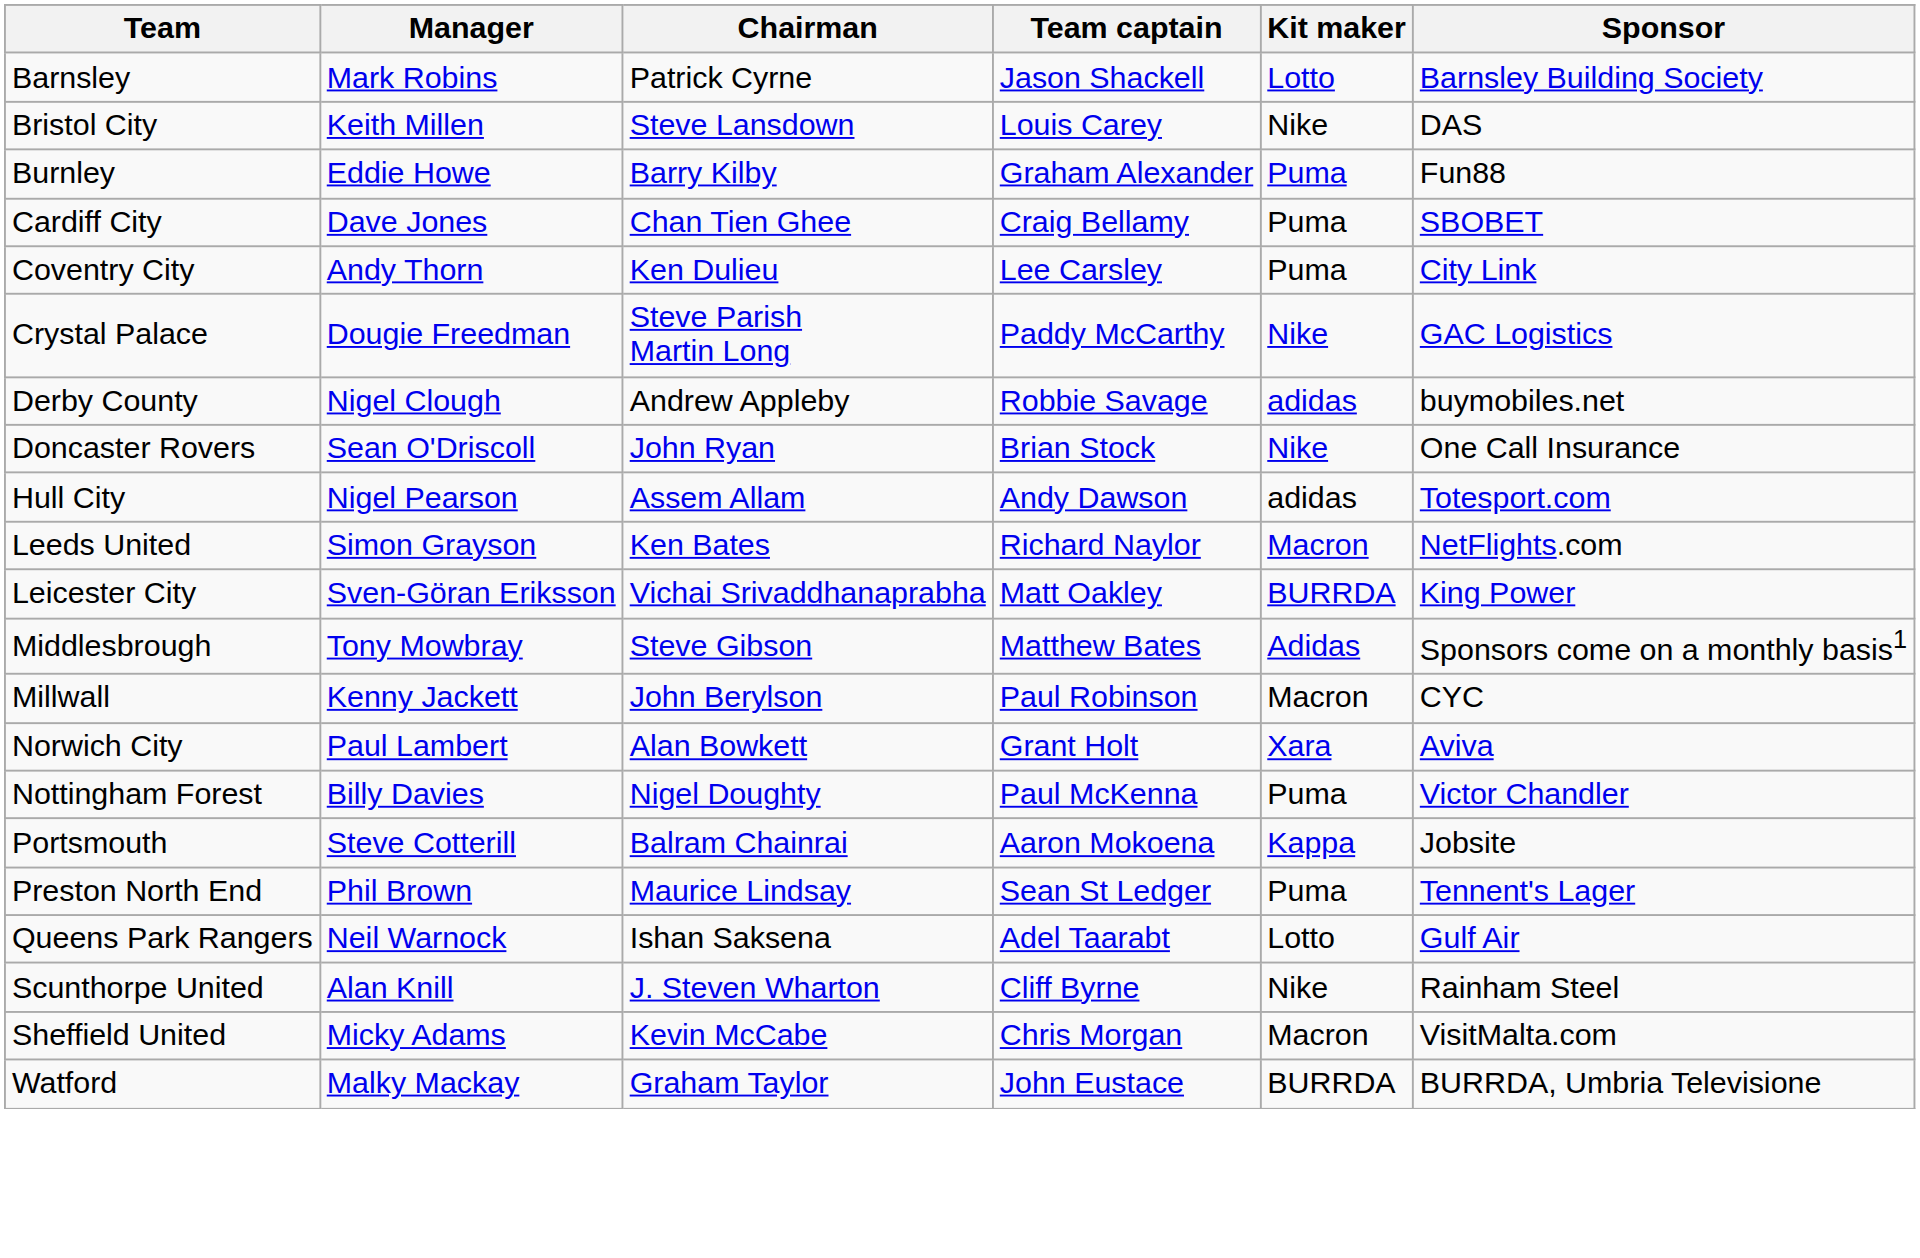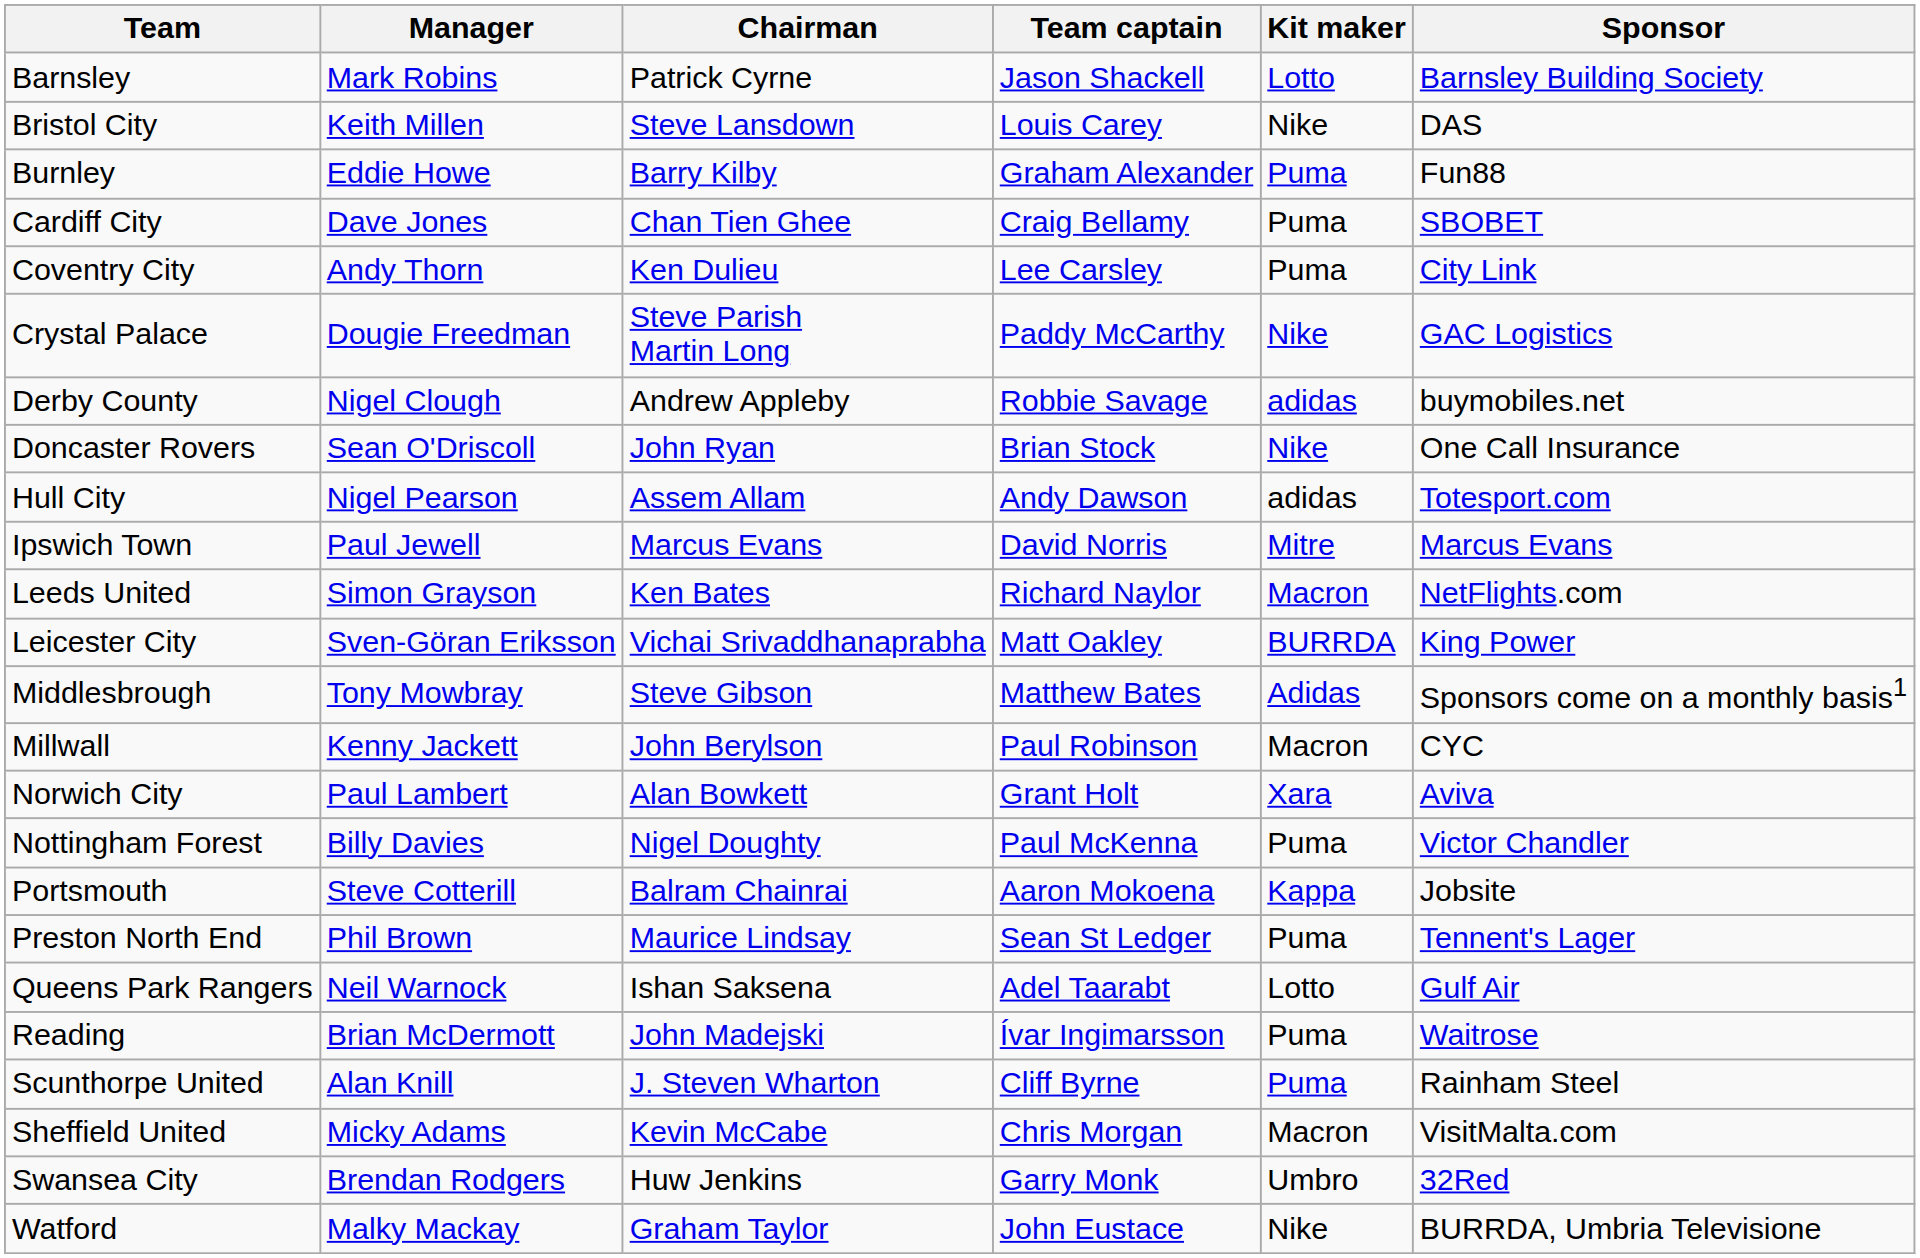+ row: (102, 544)
+ row: (69, 1035)
(1298, 987) Nike -> (1307, 1083) Puma
+ row: (105, 1179)
(1331, 1083) BURRDA -> (1298, 1228) Nike
